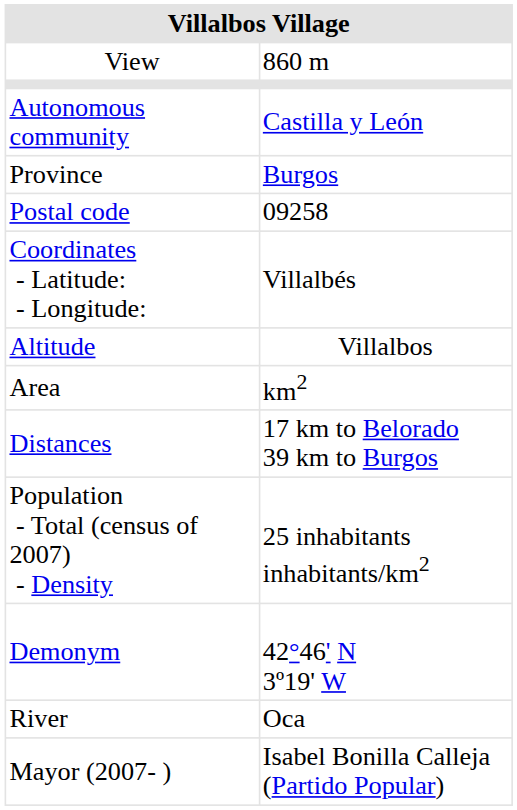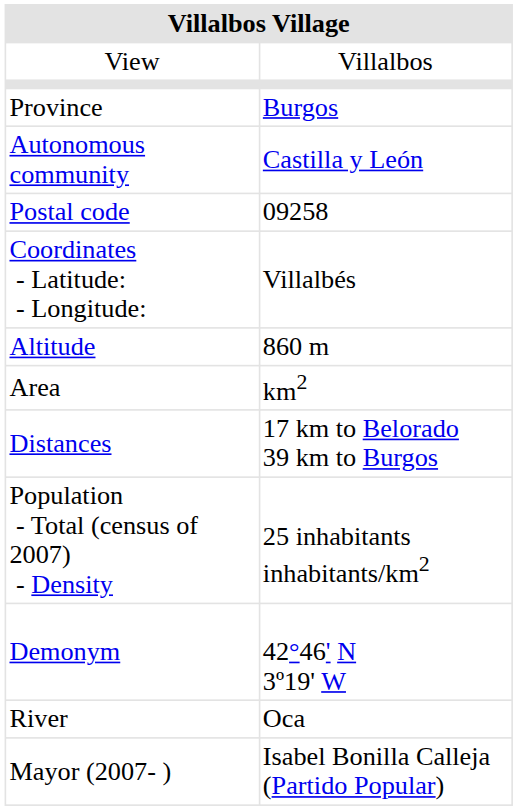(296, 61) 860 m -> (385, 61) Villalbos
rows swapped: (56, 174) <-> (77, 121)
(385, 346) Villalbos -> (296, 346) 860 m
